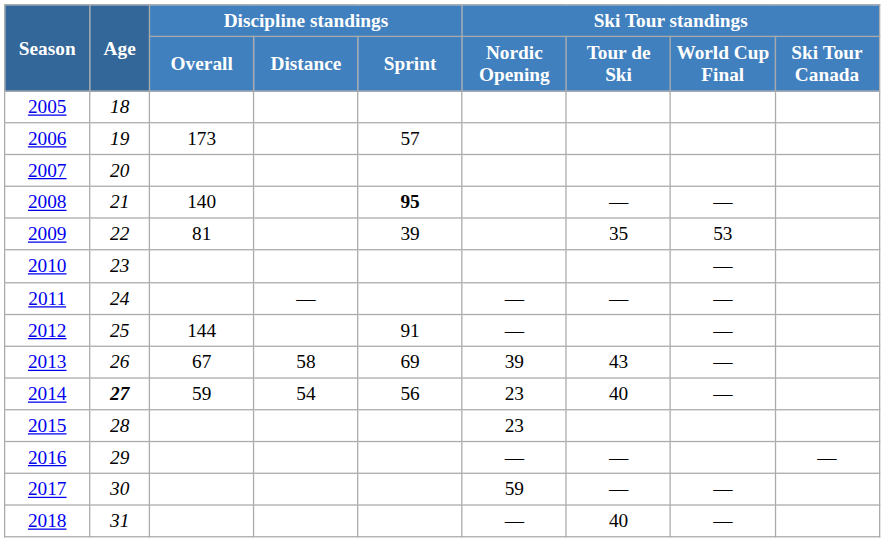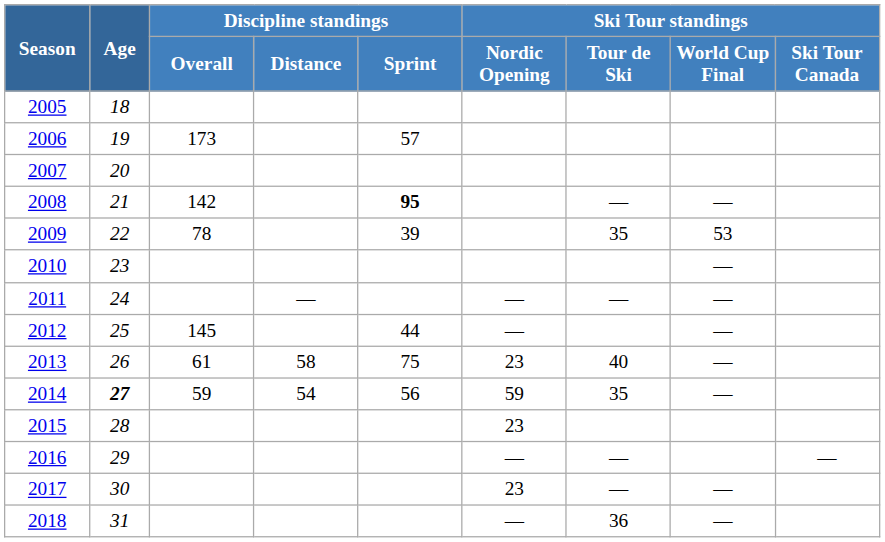(202, 202) 140 -> (202, 202) 142
(202, 234) 81 -> (202, 234) 78
(202, 329) 144 -> (202, 329) 145
(410, 329) 91 -> (410, 329) 44
(202, 361) 67 -> (202, 361) 61
(410, 361) 69 -> (410, 361) 75
(514, 361) 39 -> (514, 361) 23
(619, 361) 43 -> (619, 361) 40
(514, 393) 23 -> (514, 393) 59
(619, 393) 40 -> (619, 393) 35
(514, 489) 59 -> (514, 489) 23
(619, 520) 40 -> (619, 520) 36
